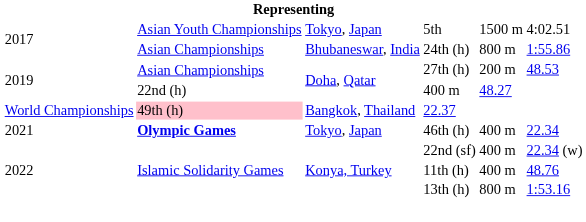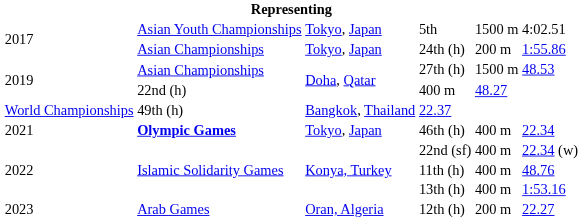(362, 49) Bhubaneswar, India -> (343, 49) Tokyo, Japan
(498, 49) 800 m -> (493, 49) 200 m
(498, 69) 200 m -> (497, 69) 1500 m
(160, 110) pink background -> (160, 110) no background
(498, 189) 800 m -> (493, 189) 400 m
+ row: (442, 209)
